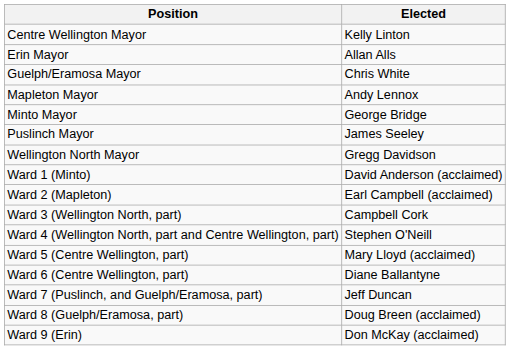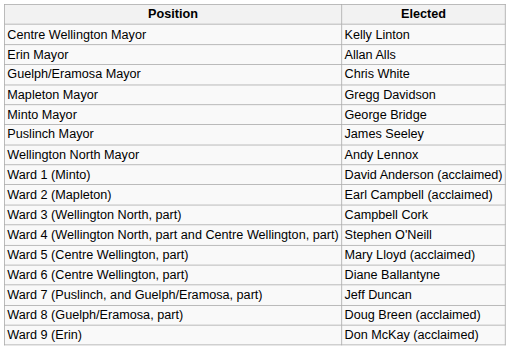(381, 94) Andy Lennox -> (390, 94) Gregg Davidson
(390, 154) Gregg Davidson -> (381, 154) Andy Lennox
